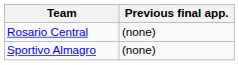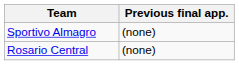rows swapped: (48, 32) <-> (52, 50)
